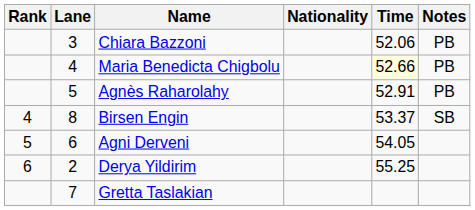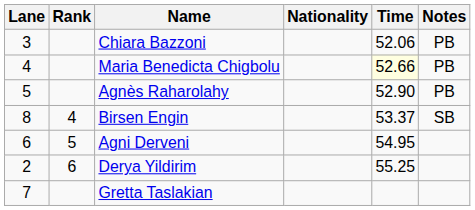columns swapped: (28, 17) <-> (73, 17)
(395, 92) 52.91 -> (395, 92) 52.90
(395, 142) 54.05 -> (395, 142) 54.95
